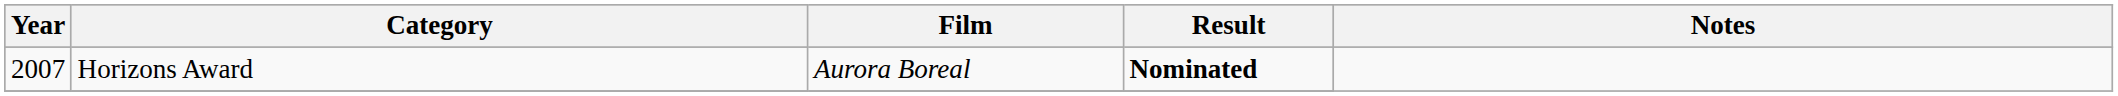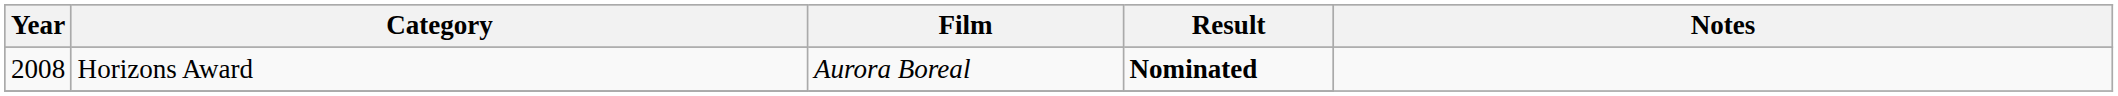(38, 68) 2007 -> (38, 68) 2008
